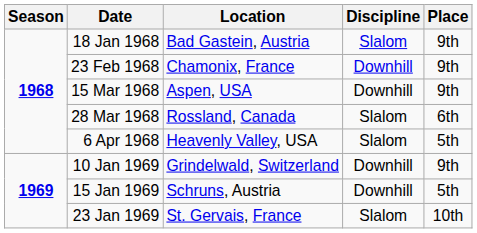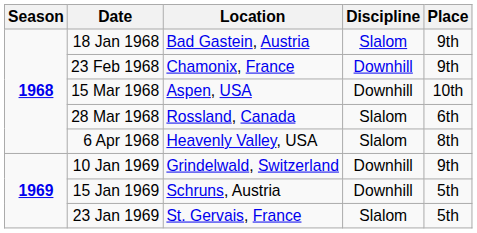(448, 91) 9th -> (448, 91) 10th
(448, 141) 5th -> (448, 141) 8th
(448, 215) 10th -> (448, 215) 5th
